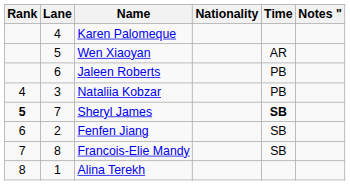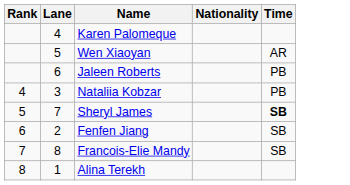- column: (320, 14)
(22, 111) bold -> (22, 111) normal
